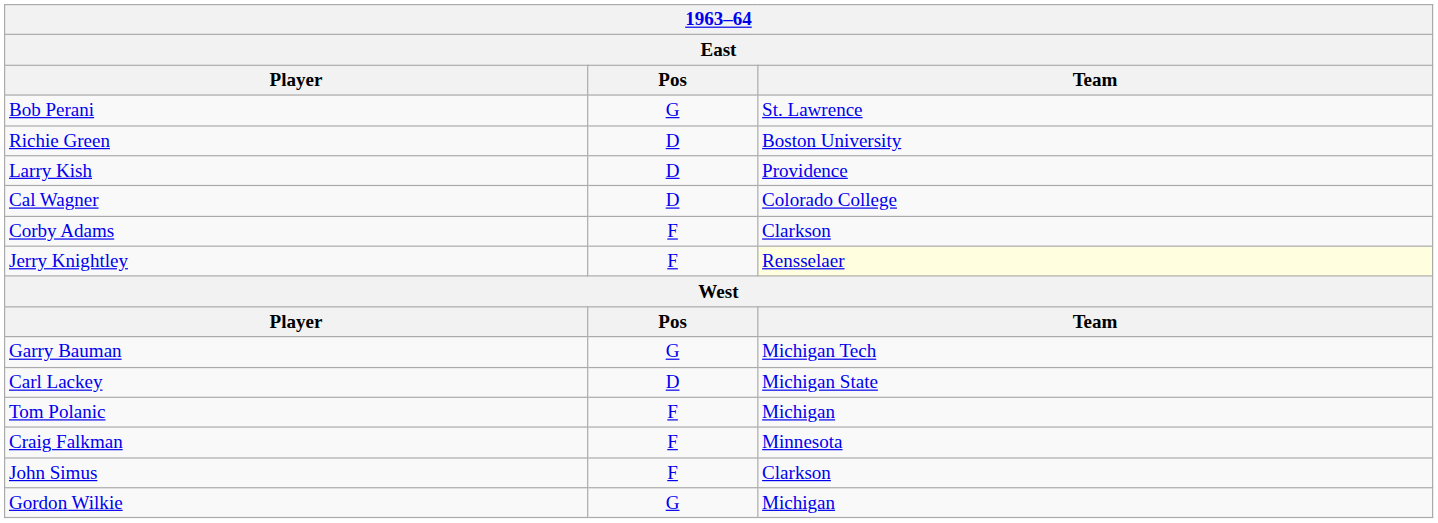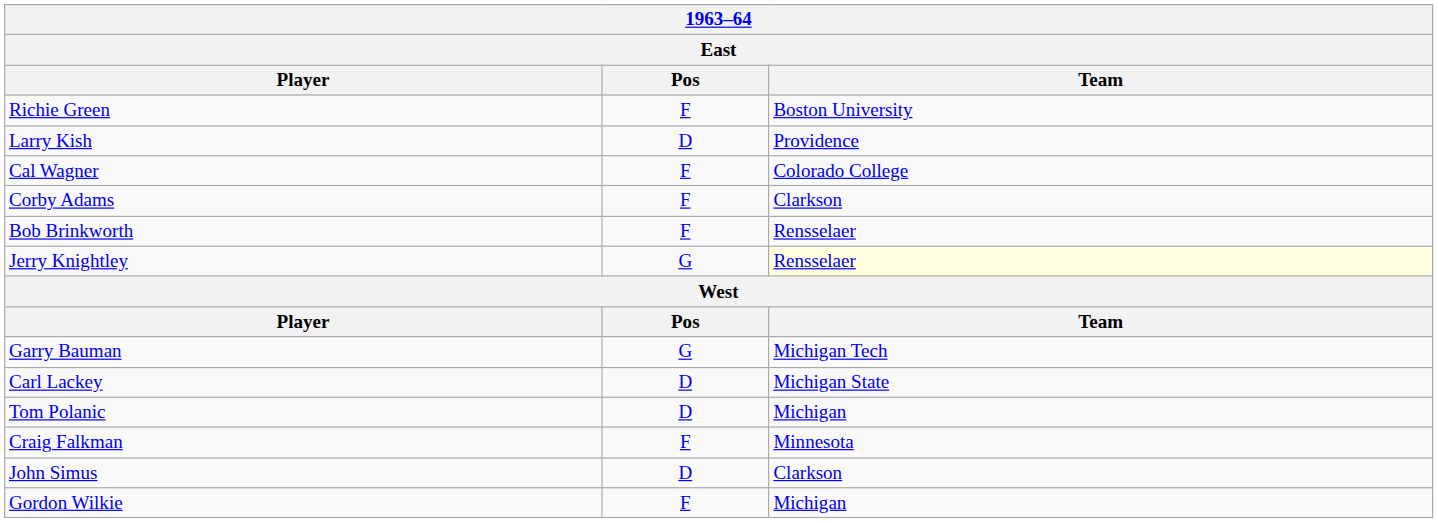- row: (52, 110)
(673, 140) D -> (685, 110) F
(673, 200) D -> (685, 170) F
+ row: (71, 230)
(673, 261) F -> (685, 261) G
(673, 412) F -> (685, 412) D
(673, 472) F -> (685, 472) D
(673, 502) G -> (685, 502) F
